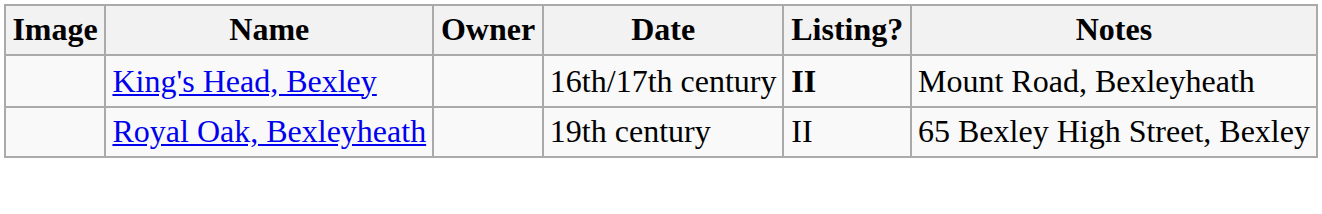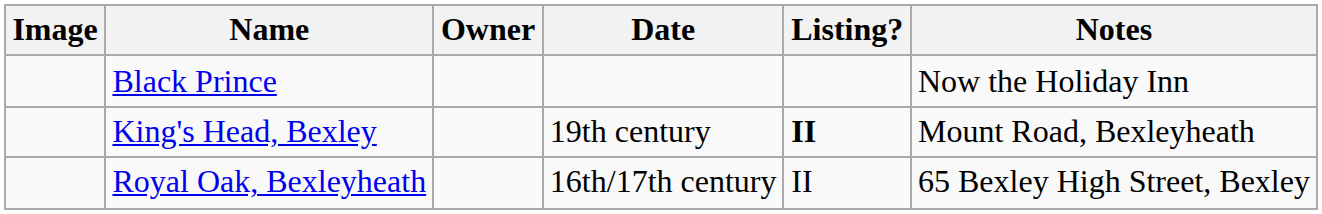+ row: (195, 80)
(663, 80) 16th/17th century -> (630, 131) 19th century
(630, 131) 19th century -> (663, 182) 16th/17th century
